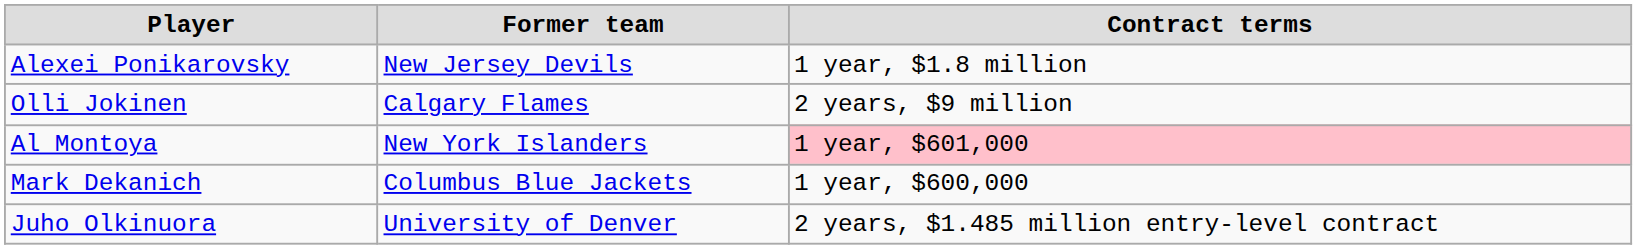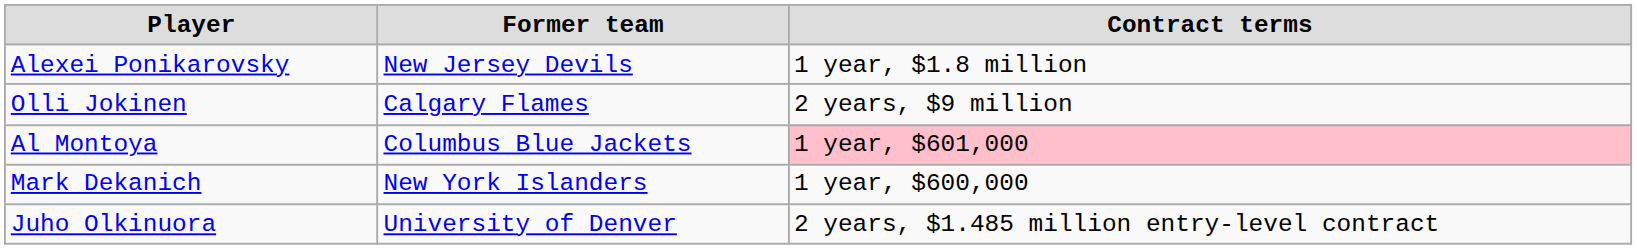(516, 144) New York Islanders -> (538, 144) Columbus Blue Jackets
(538, 184) Columbus Blue Jackets -> (516, 184) New York Islanders
